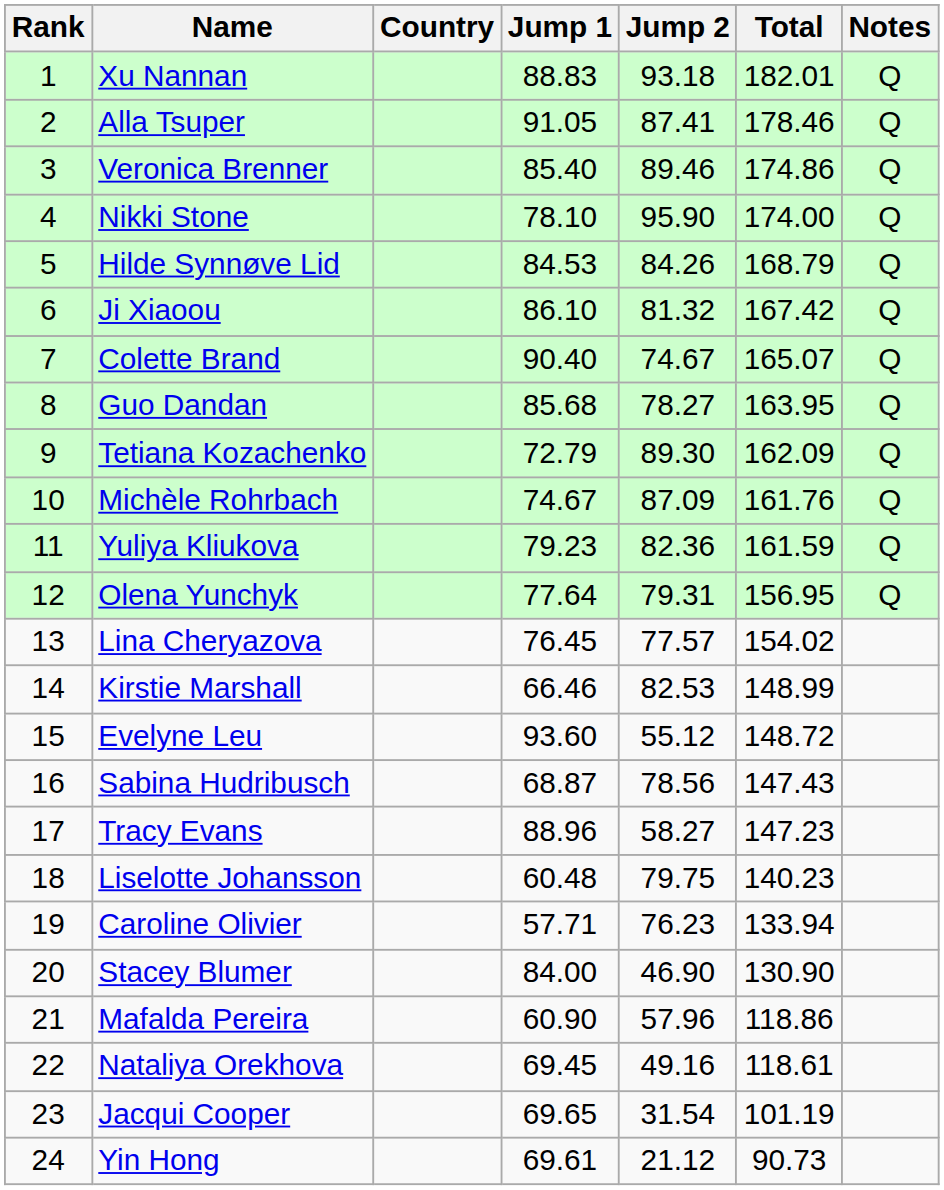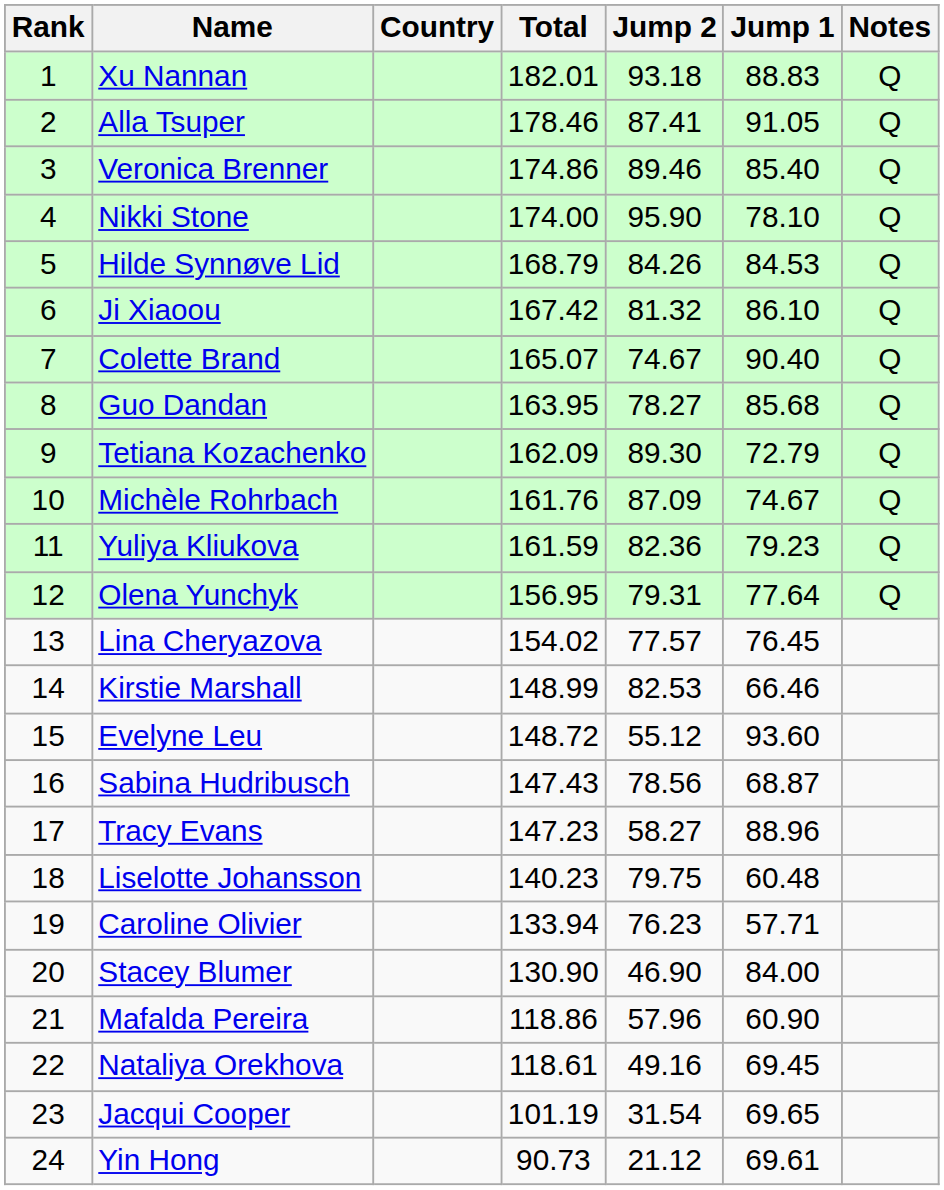columns swapped: (560, 28) <-> (789, 28)
